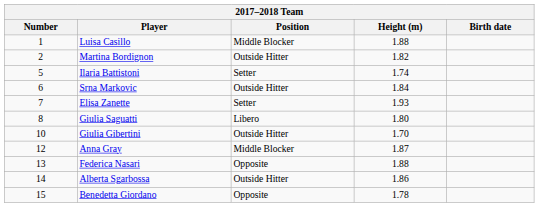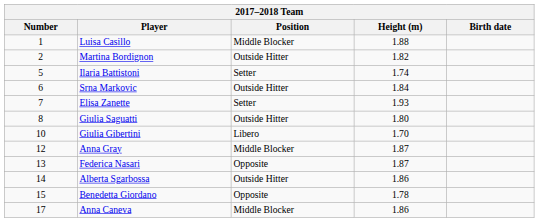(246, 118) Libero -> (261, 118) Outside Hitter
(261, 133) Outside Hitter -> (246, 133) Libero
(400, 164) 1.88 -> (400, 164) 1.87
+ row: (105, 210)
